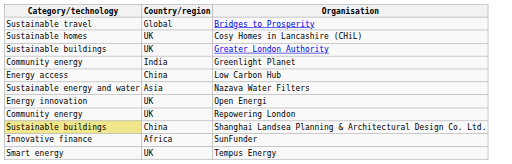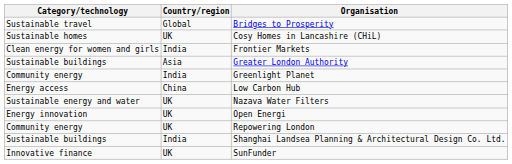+ row: (272, 50)
(148, 50) UK -> (172, 62) Asia
(153, 88) Asia -> (168, 101) UK
(56, 127) khaki background -> (56, 140) no background
(156, 127) China -> (175, 140) India
(158, 140) Africa -> (168, 153) UK
- row: (245, 153)
